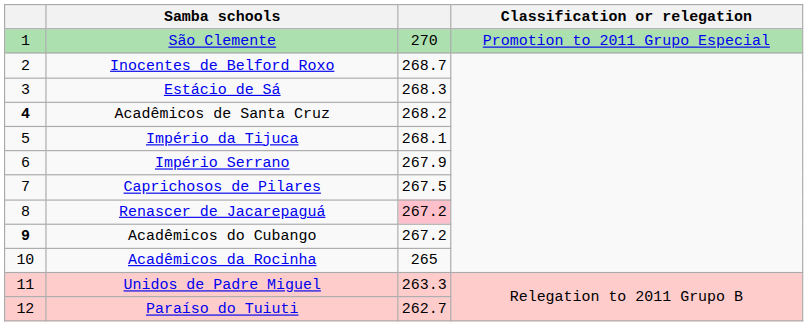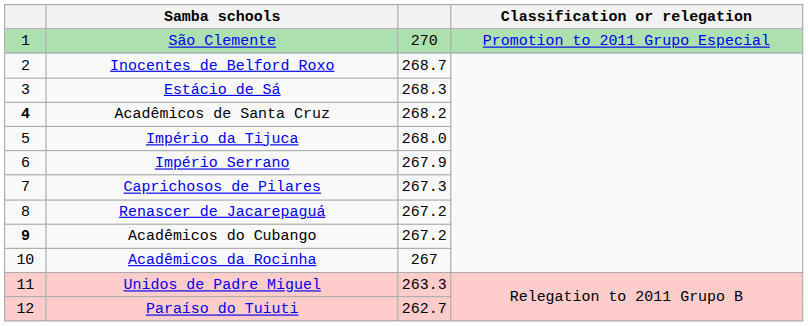(424, 139) 268.1 -> (424, 139) 268.0
(424, 187) 267.5 -> (424, 187) 267.3
(424, 212) pink background -> (424, 212) no background
(424, 260) 265 -> (424, 260) 267
